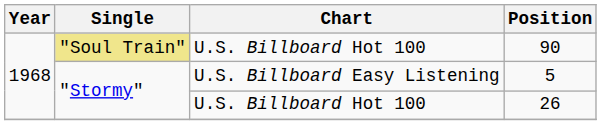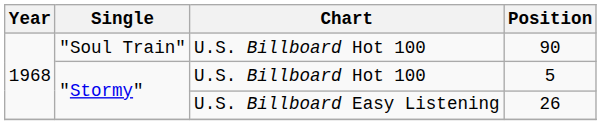(123, 48) khaki background -> (123, 48) no background
(347, 76) U.S. Billboard Easy Listening -> (310, 76) U.S. Billboard Hot 100
(310, 105) U.S. Billboard Hot 100 -> (347, 105) U.S. Billboard Easy Listening
